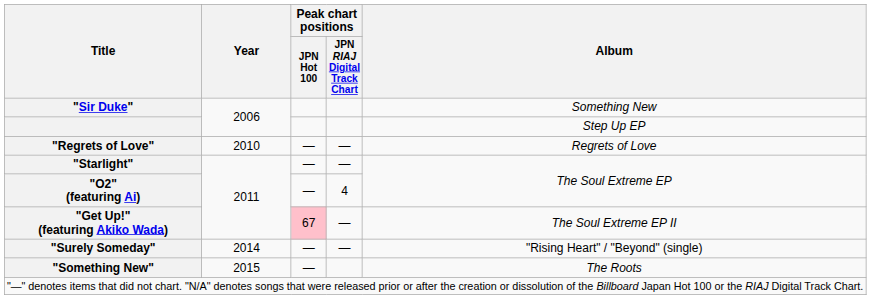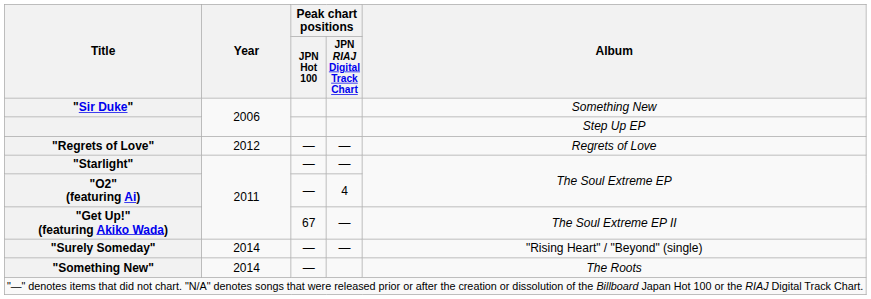(246, 145) 2010 -> (246, 145) 2012
(309, 223) pink background -> (309, 223) no background
(246, 267) 2015 -> (246, 267) 2014
